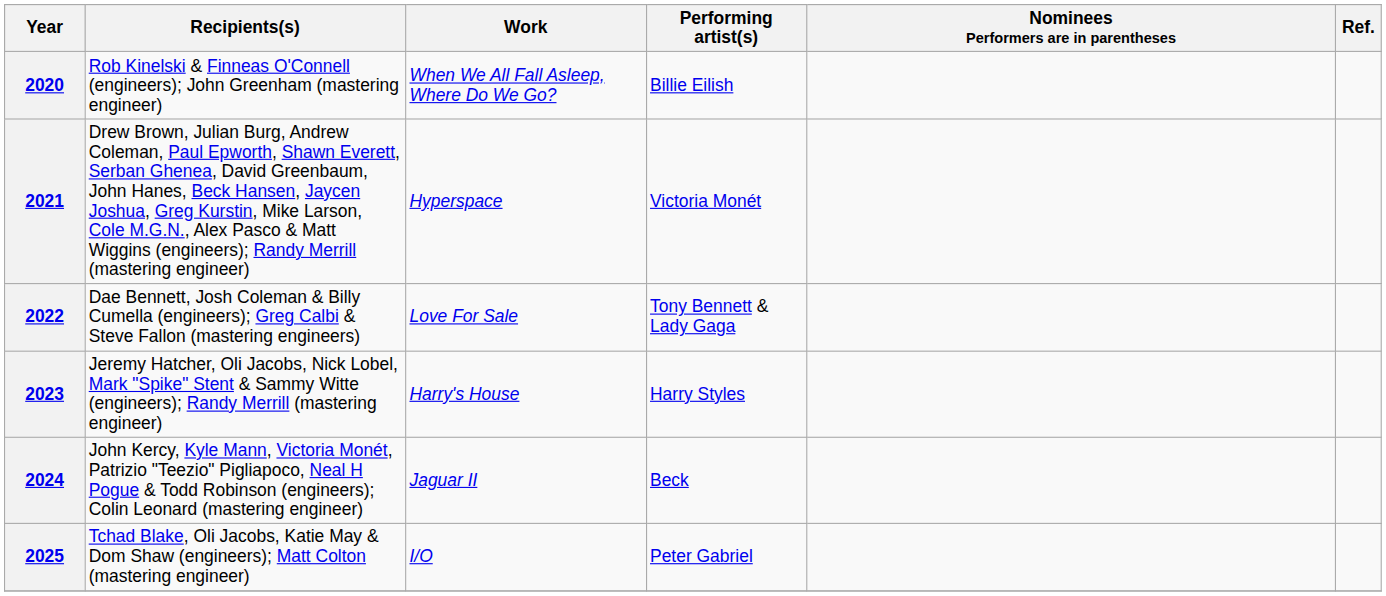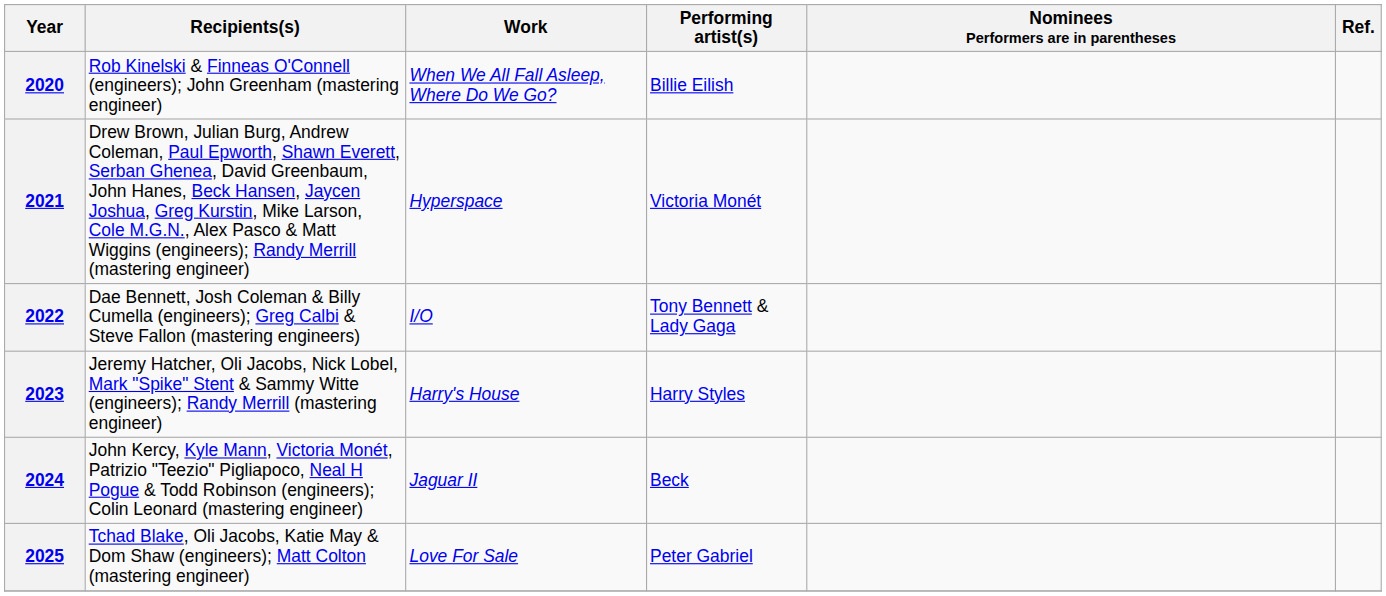(464, 317) Love For Sale -> (421, 317) I/O
(421, 557) I/O -> (464, 557) Love For Sale
